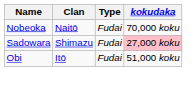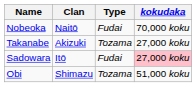+ row: (28, 43)
(74, 43) Shimazu -> (60, 58) Itō
(60, 58) Itō -> (74, 74) Shimazu
(110, 58) Fudai -> (115, 74) Tozama
